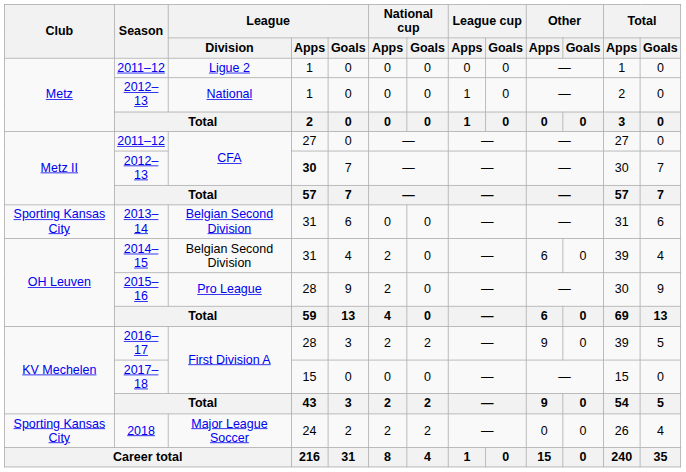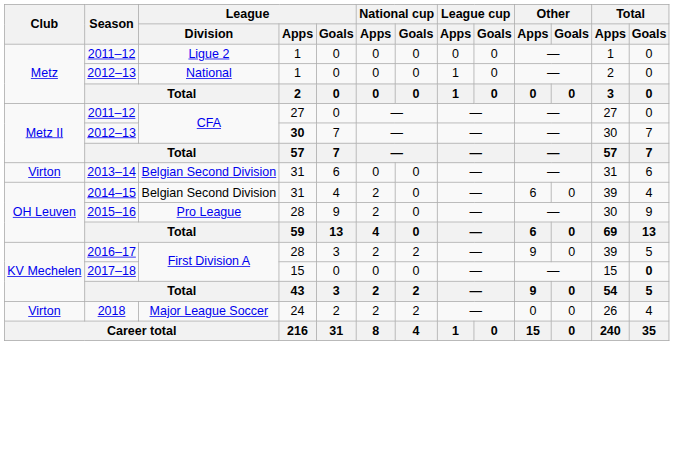(59, 221) Sporting Kansas City -> (44, 172) Virton
(660, 376) normal -> (649, 271) bold
(59, 430) Sporting Kansas City -> (44, 311) Virton
